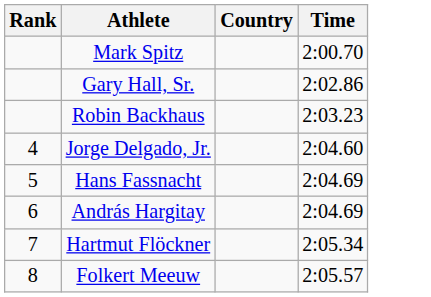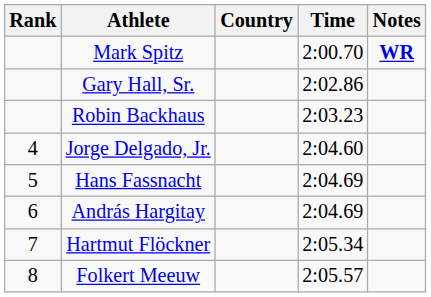+ column: (397, 20)
